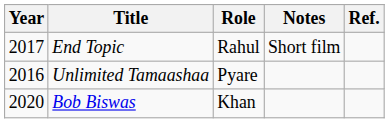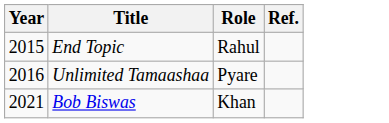- column: (304, 18)
(26, 46) 2017 -> (26, 46) 2015
(26, 103) 2020 -> (26, 103) 2021
